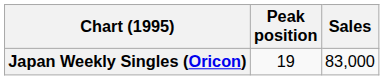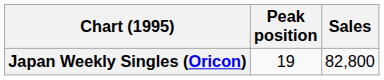(350, 61) 83,000 -> (350, 61) 82,800
